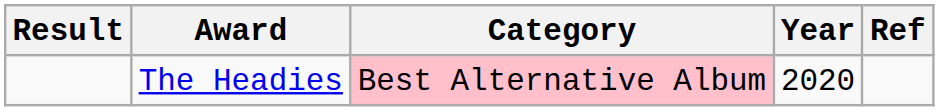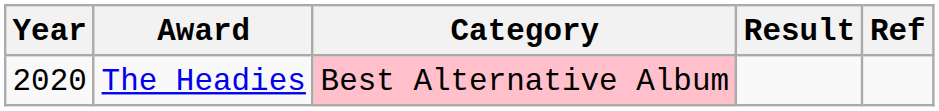columns swapped: (818, 30) <-> (68, 30)
